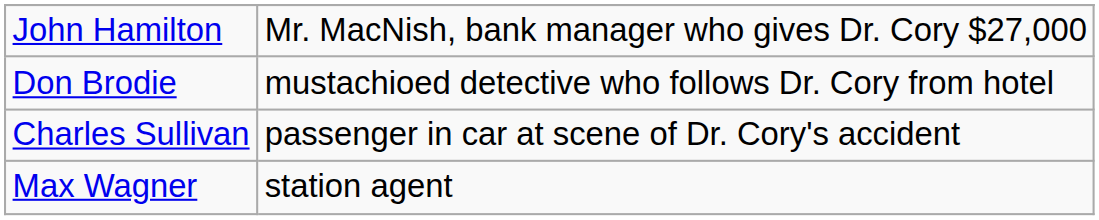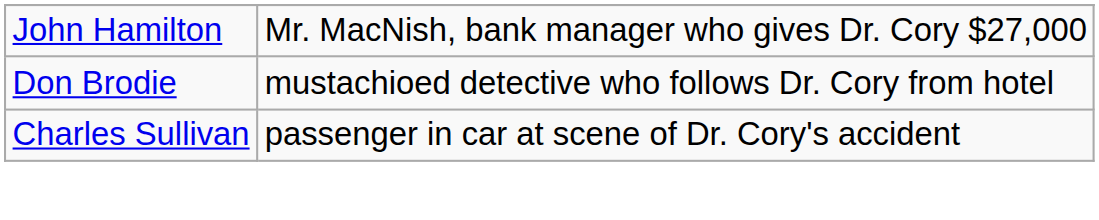- row: (105, 186)
